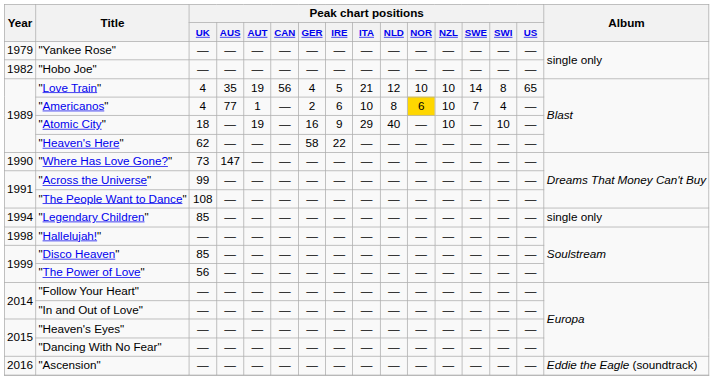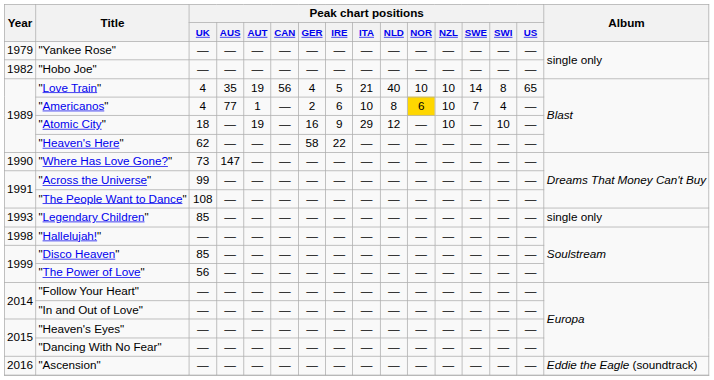(394, 87) 12 -> (394, 87) 40
(394, 124) 40 -> (394, 124) 12
(20, 217) 1994 -> (20, 217) 1993
